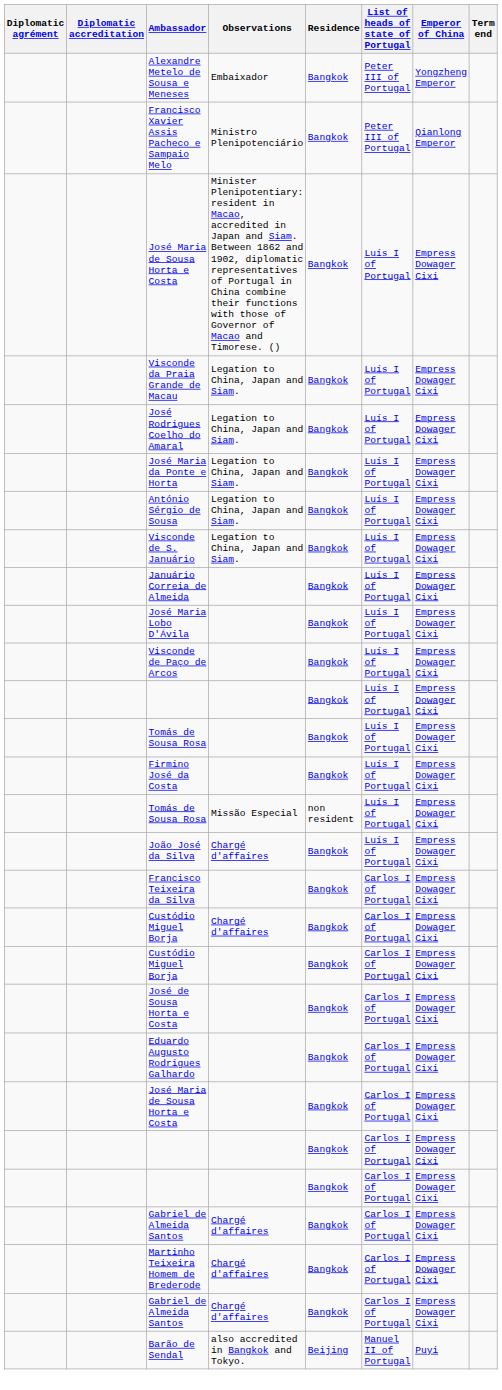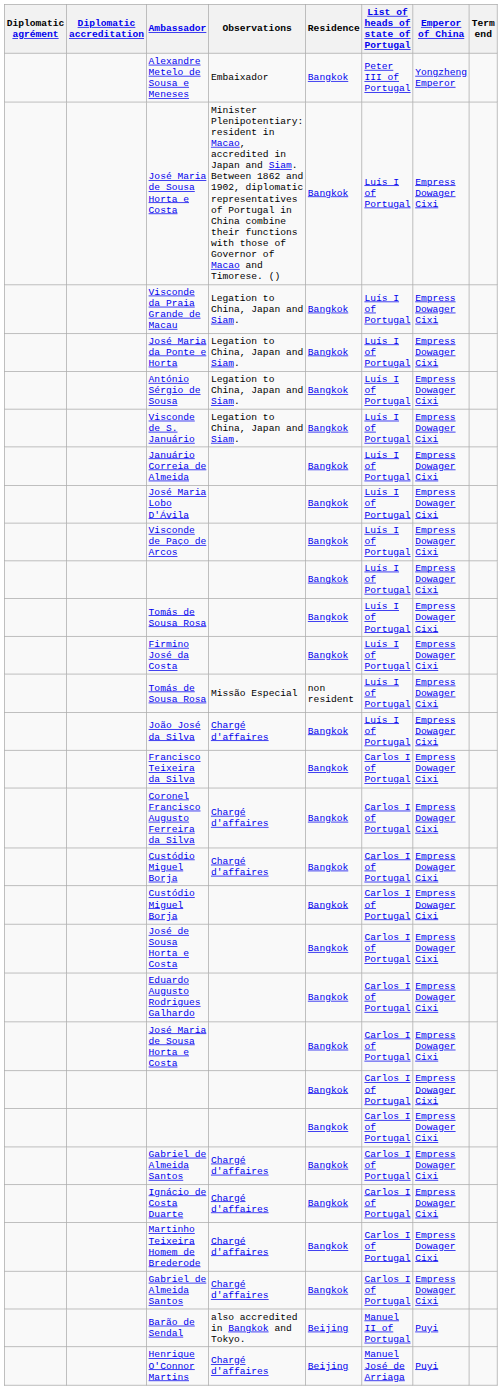- row: (175, 138)
- row: (175, 429)
+ row: (175, 818)
+ row: (177, 1203)
+ row: (172, 1366)
